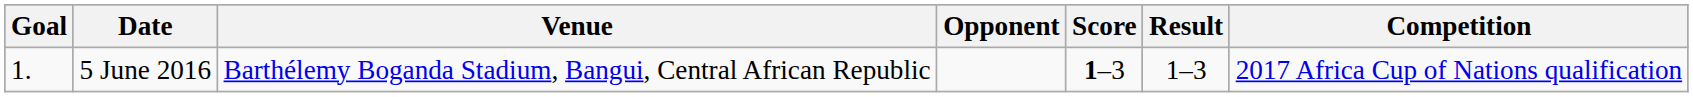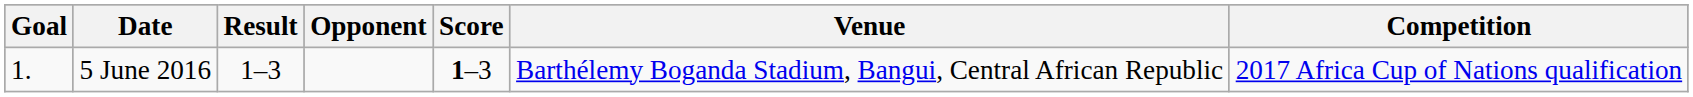columns swapped: (577, 26) <-> (1186, 26)
